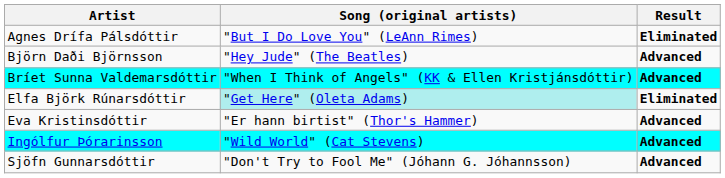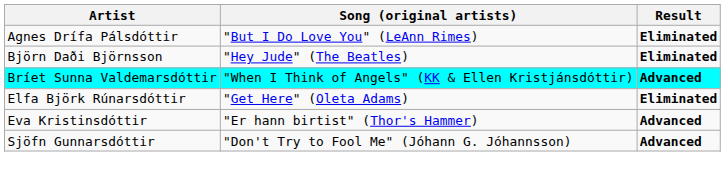(671, 57) Advanced -> (678, 57) Eliminated
(316, 99) paleturquoise background -> (316, 99) no background
- row: (85, 141)
